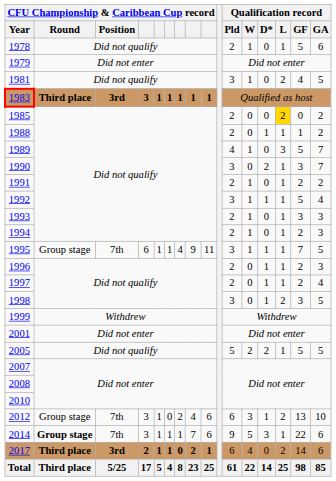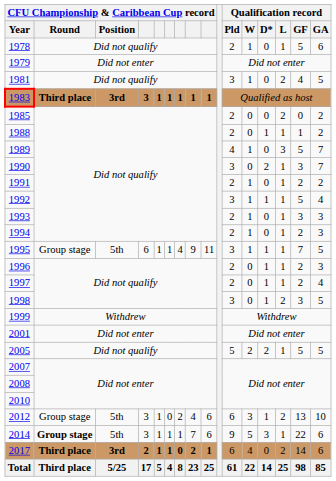(283, 115) gold background -> (283, 115) no background
(117, 249) 7th -> (117, 249) 5th
(117, 417) 7th -> (117, 417) 5th
(117, 434) 7th -> (117, 434) 5th
